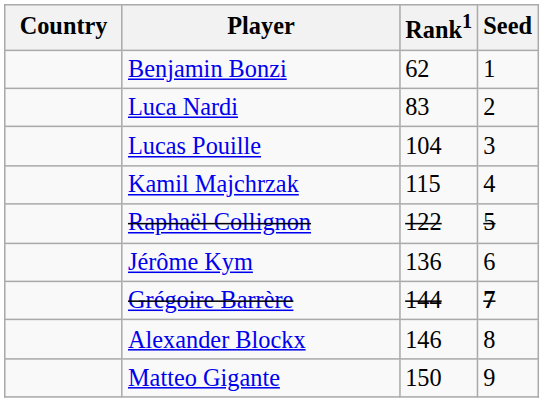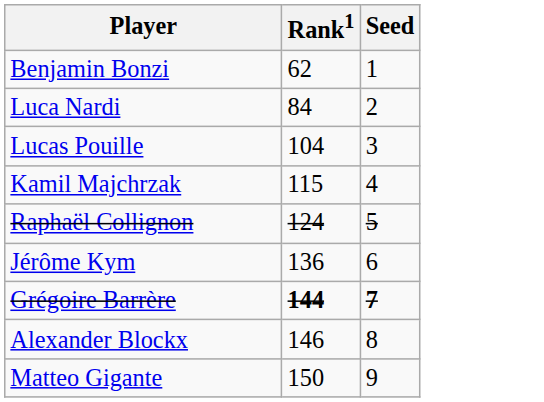- column: (64, 27)
(417, 107) 83 -> (300, 107) 84
(423, 223) 122 -> (306, 223) 124
(423, 300) normal -> (306, 300) bold
